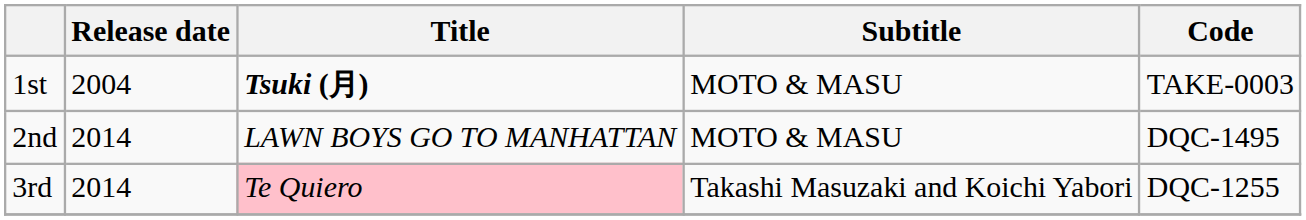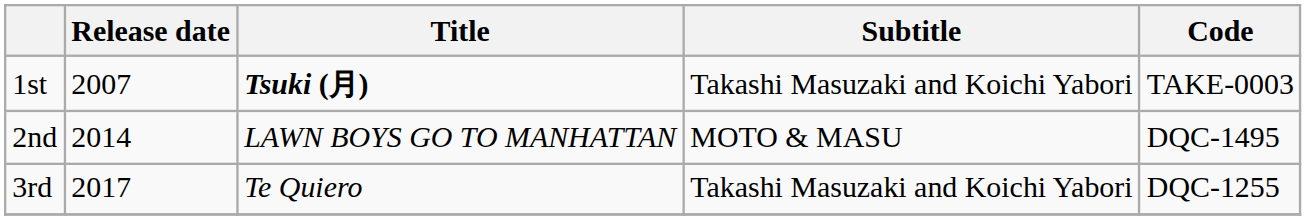(101, 83) 2004 -> (101, 83) 2007
(796, 83) MOTO & MASU -> (911, 83) Takashi Masuzaki and Koichi Yabori
(101, 187) 2014 -> (101, 187) 2017
(303, 187) pink background -> (303, 187) no background
